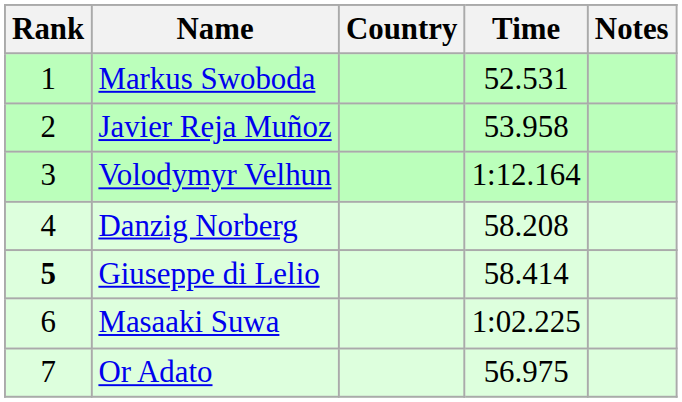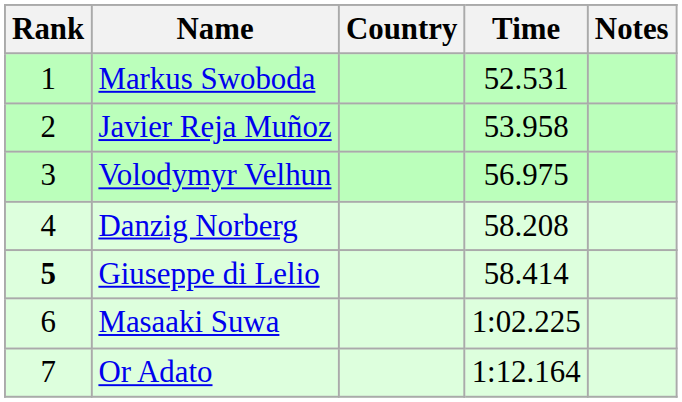(526, 175) 1:12.164 -> (526, 175) 56.975
(526, 371) 56.975 -> (526, 371) 1:12.164
